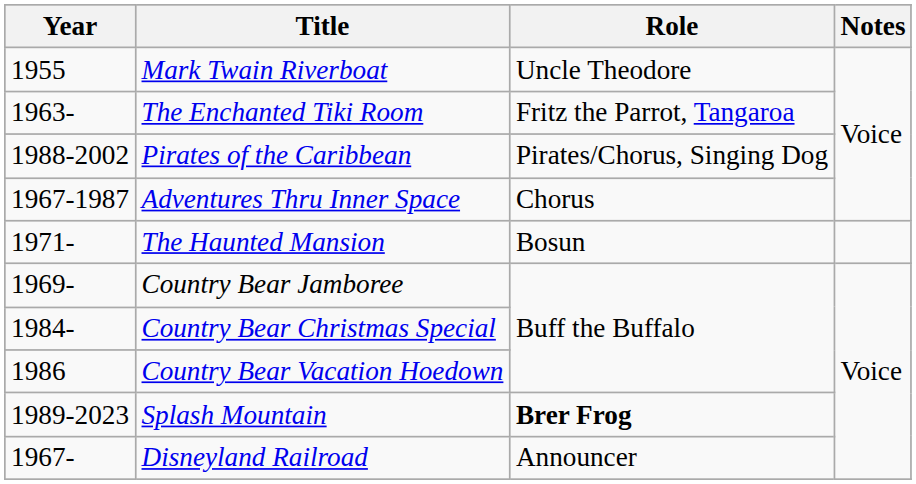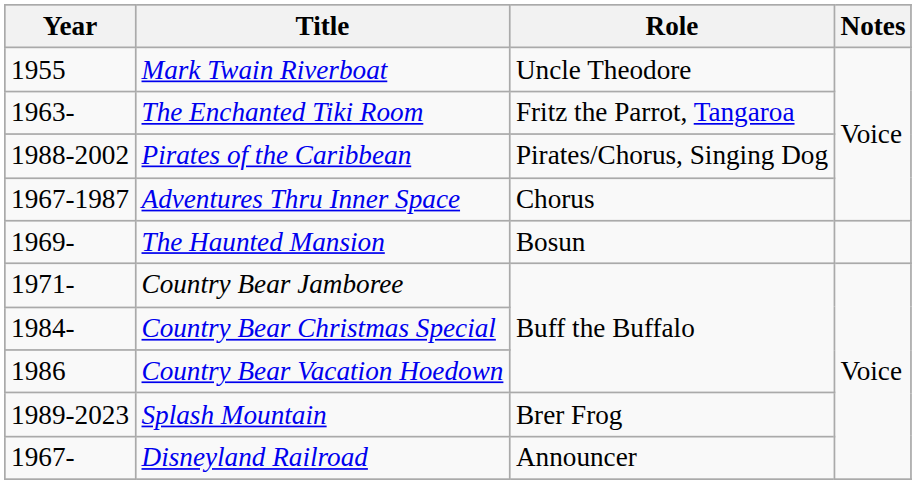(43, 241) 1971- -> (43, 241) 1969-
(43, 284) 1969- -> (43, 284) 1971-
(574, 414) bold -> (569, 414) normal
